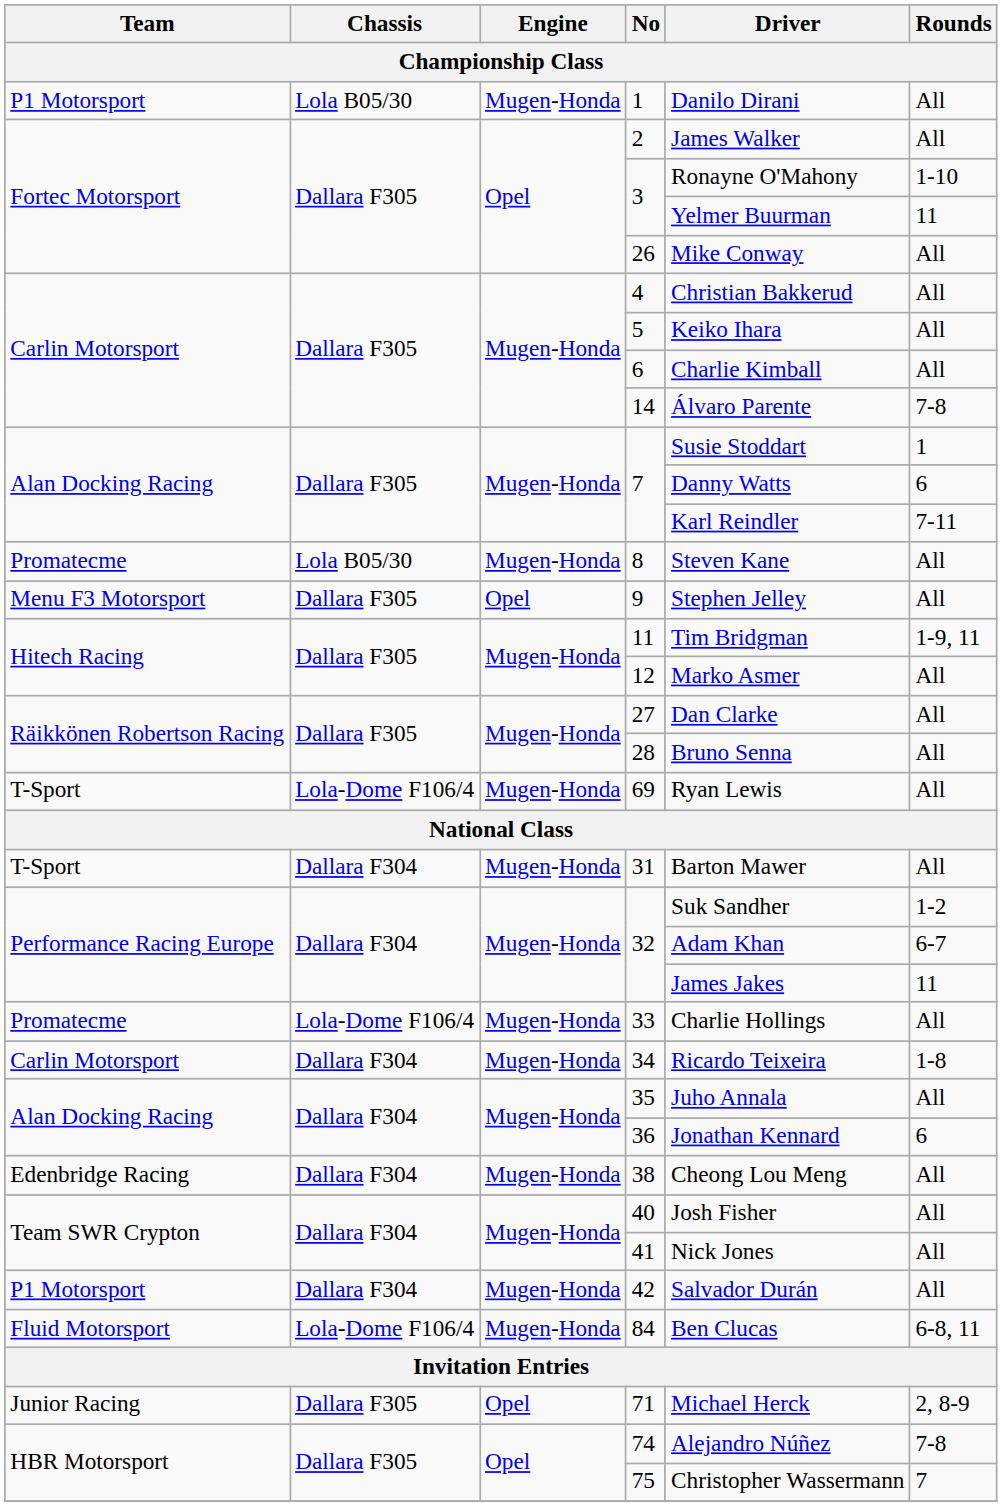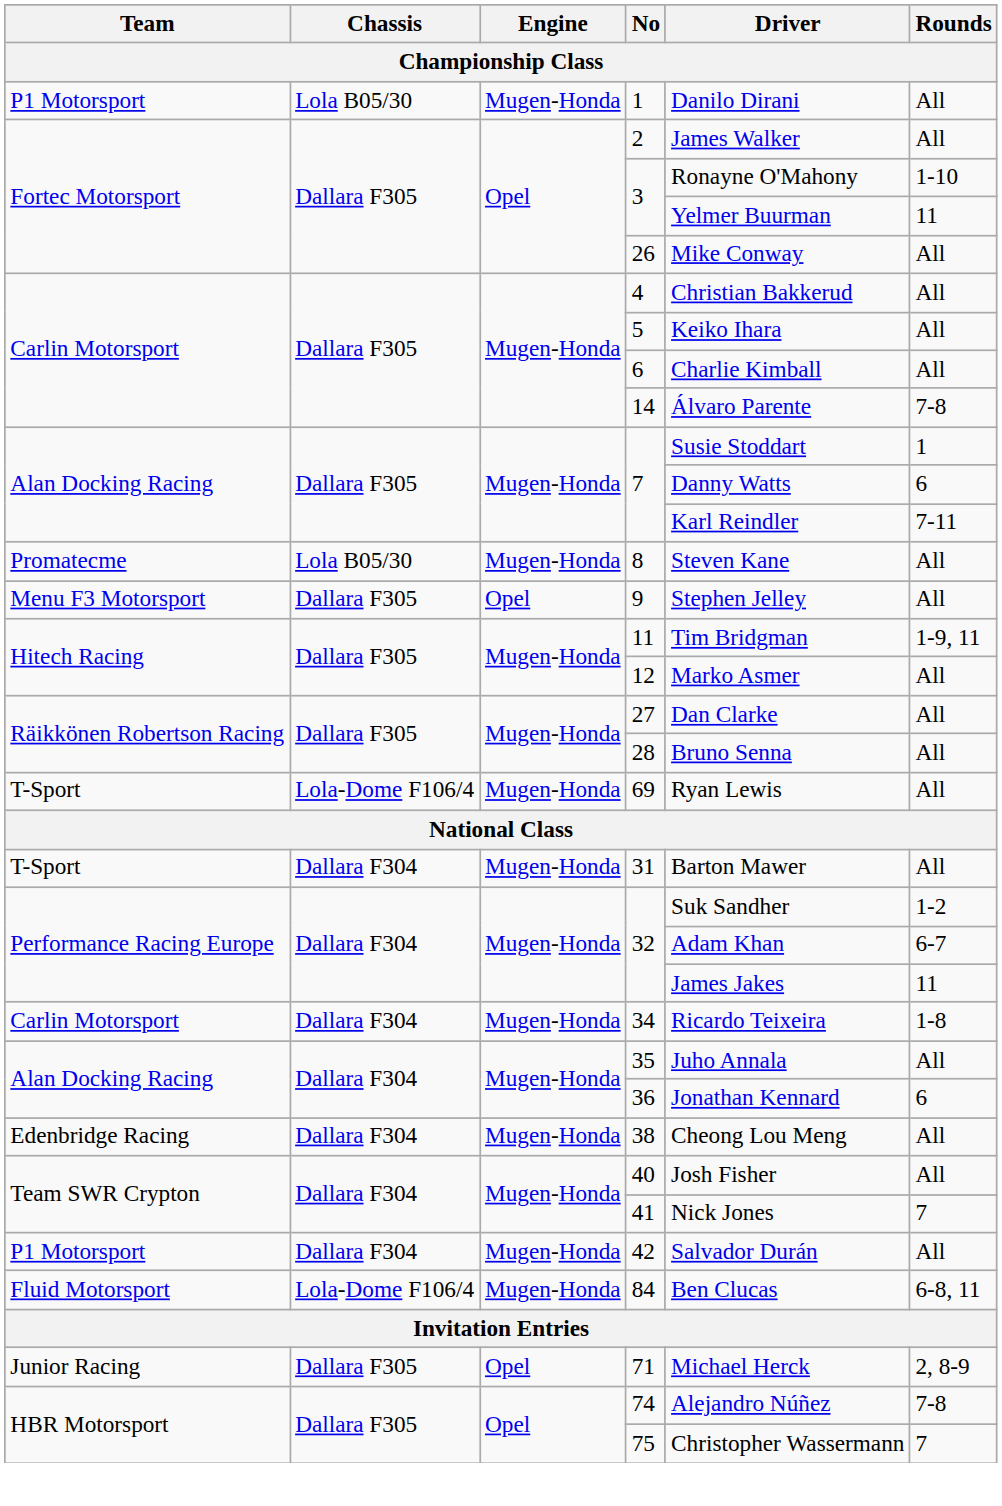- row: (68, 1020)
(930, 1251) All -> (921, 1212) 7
